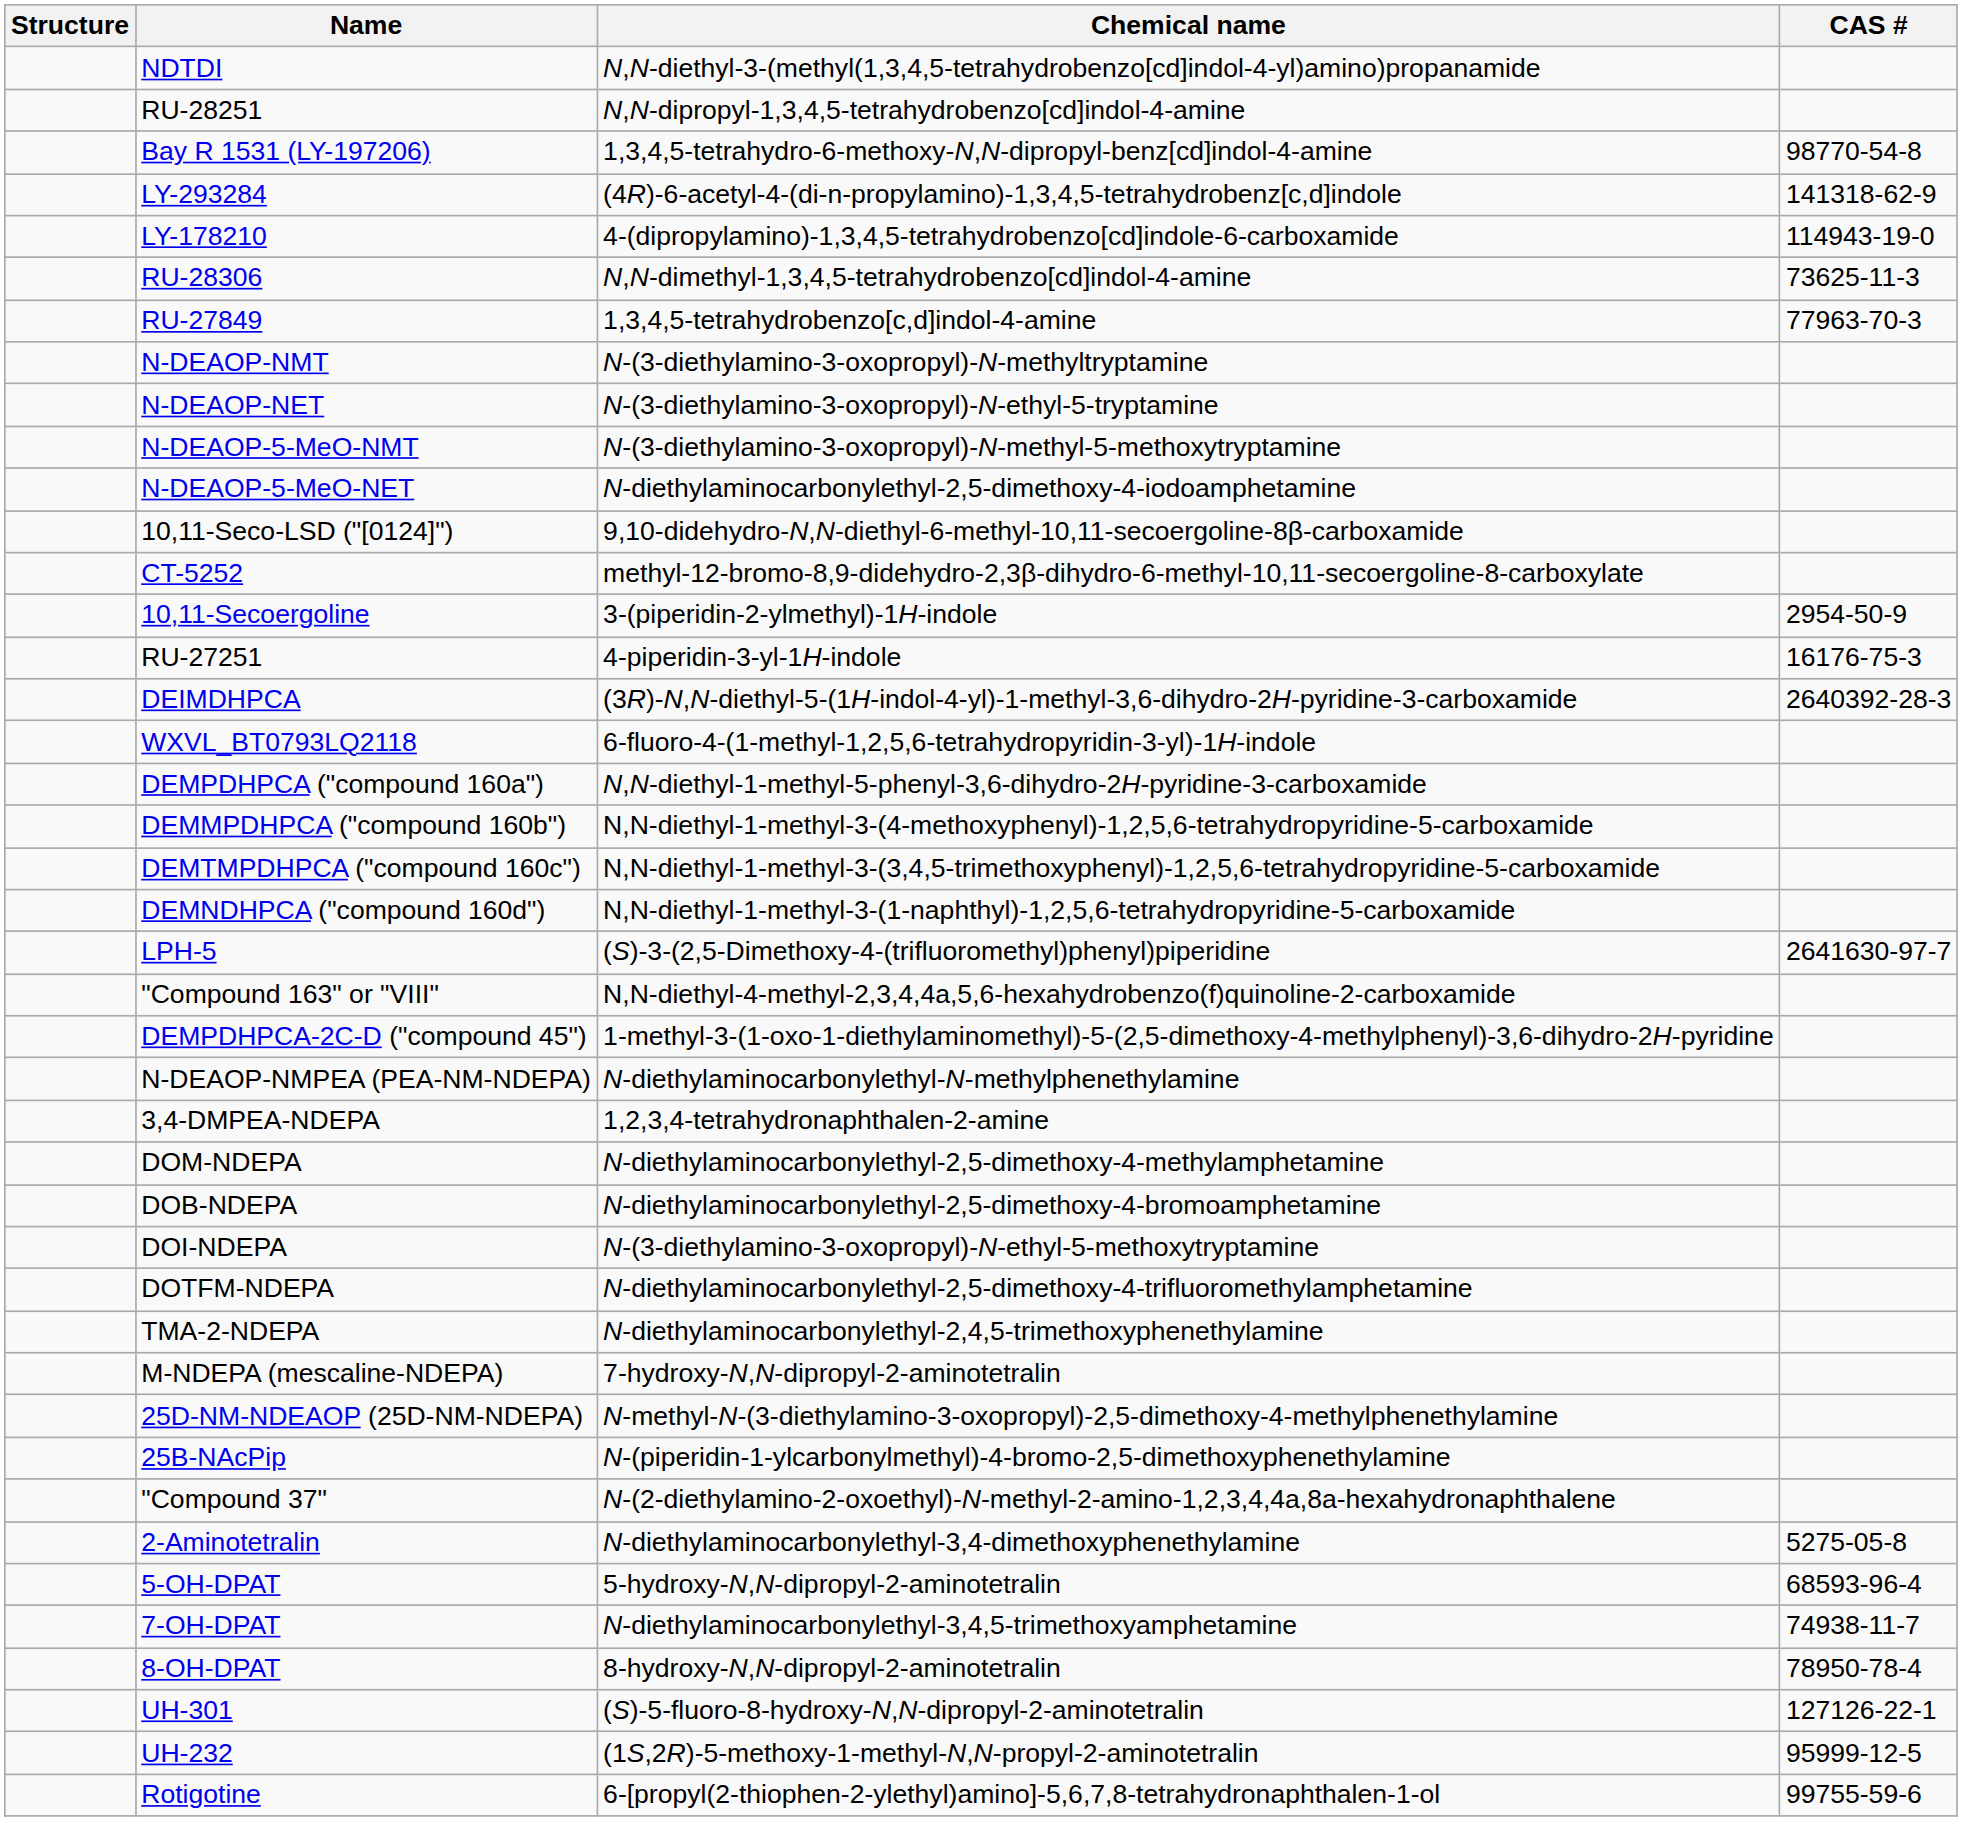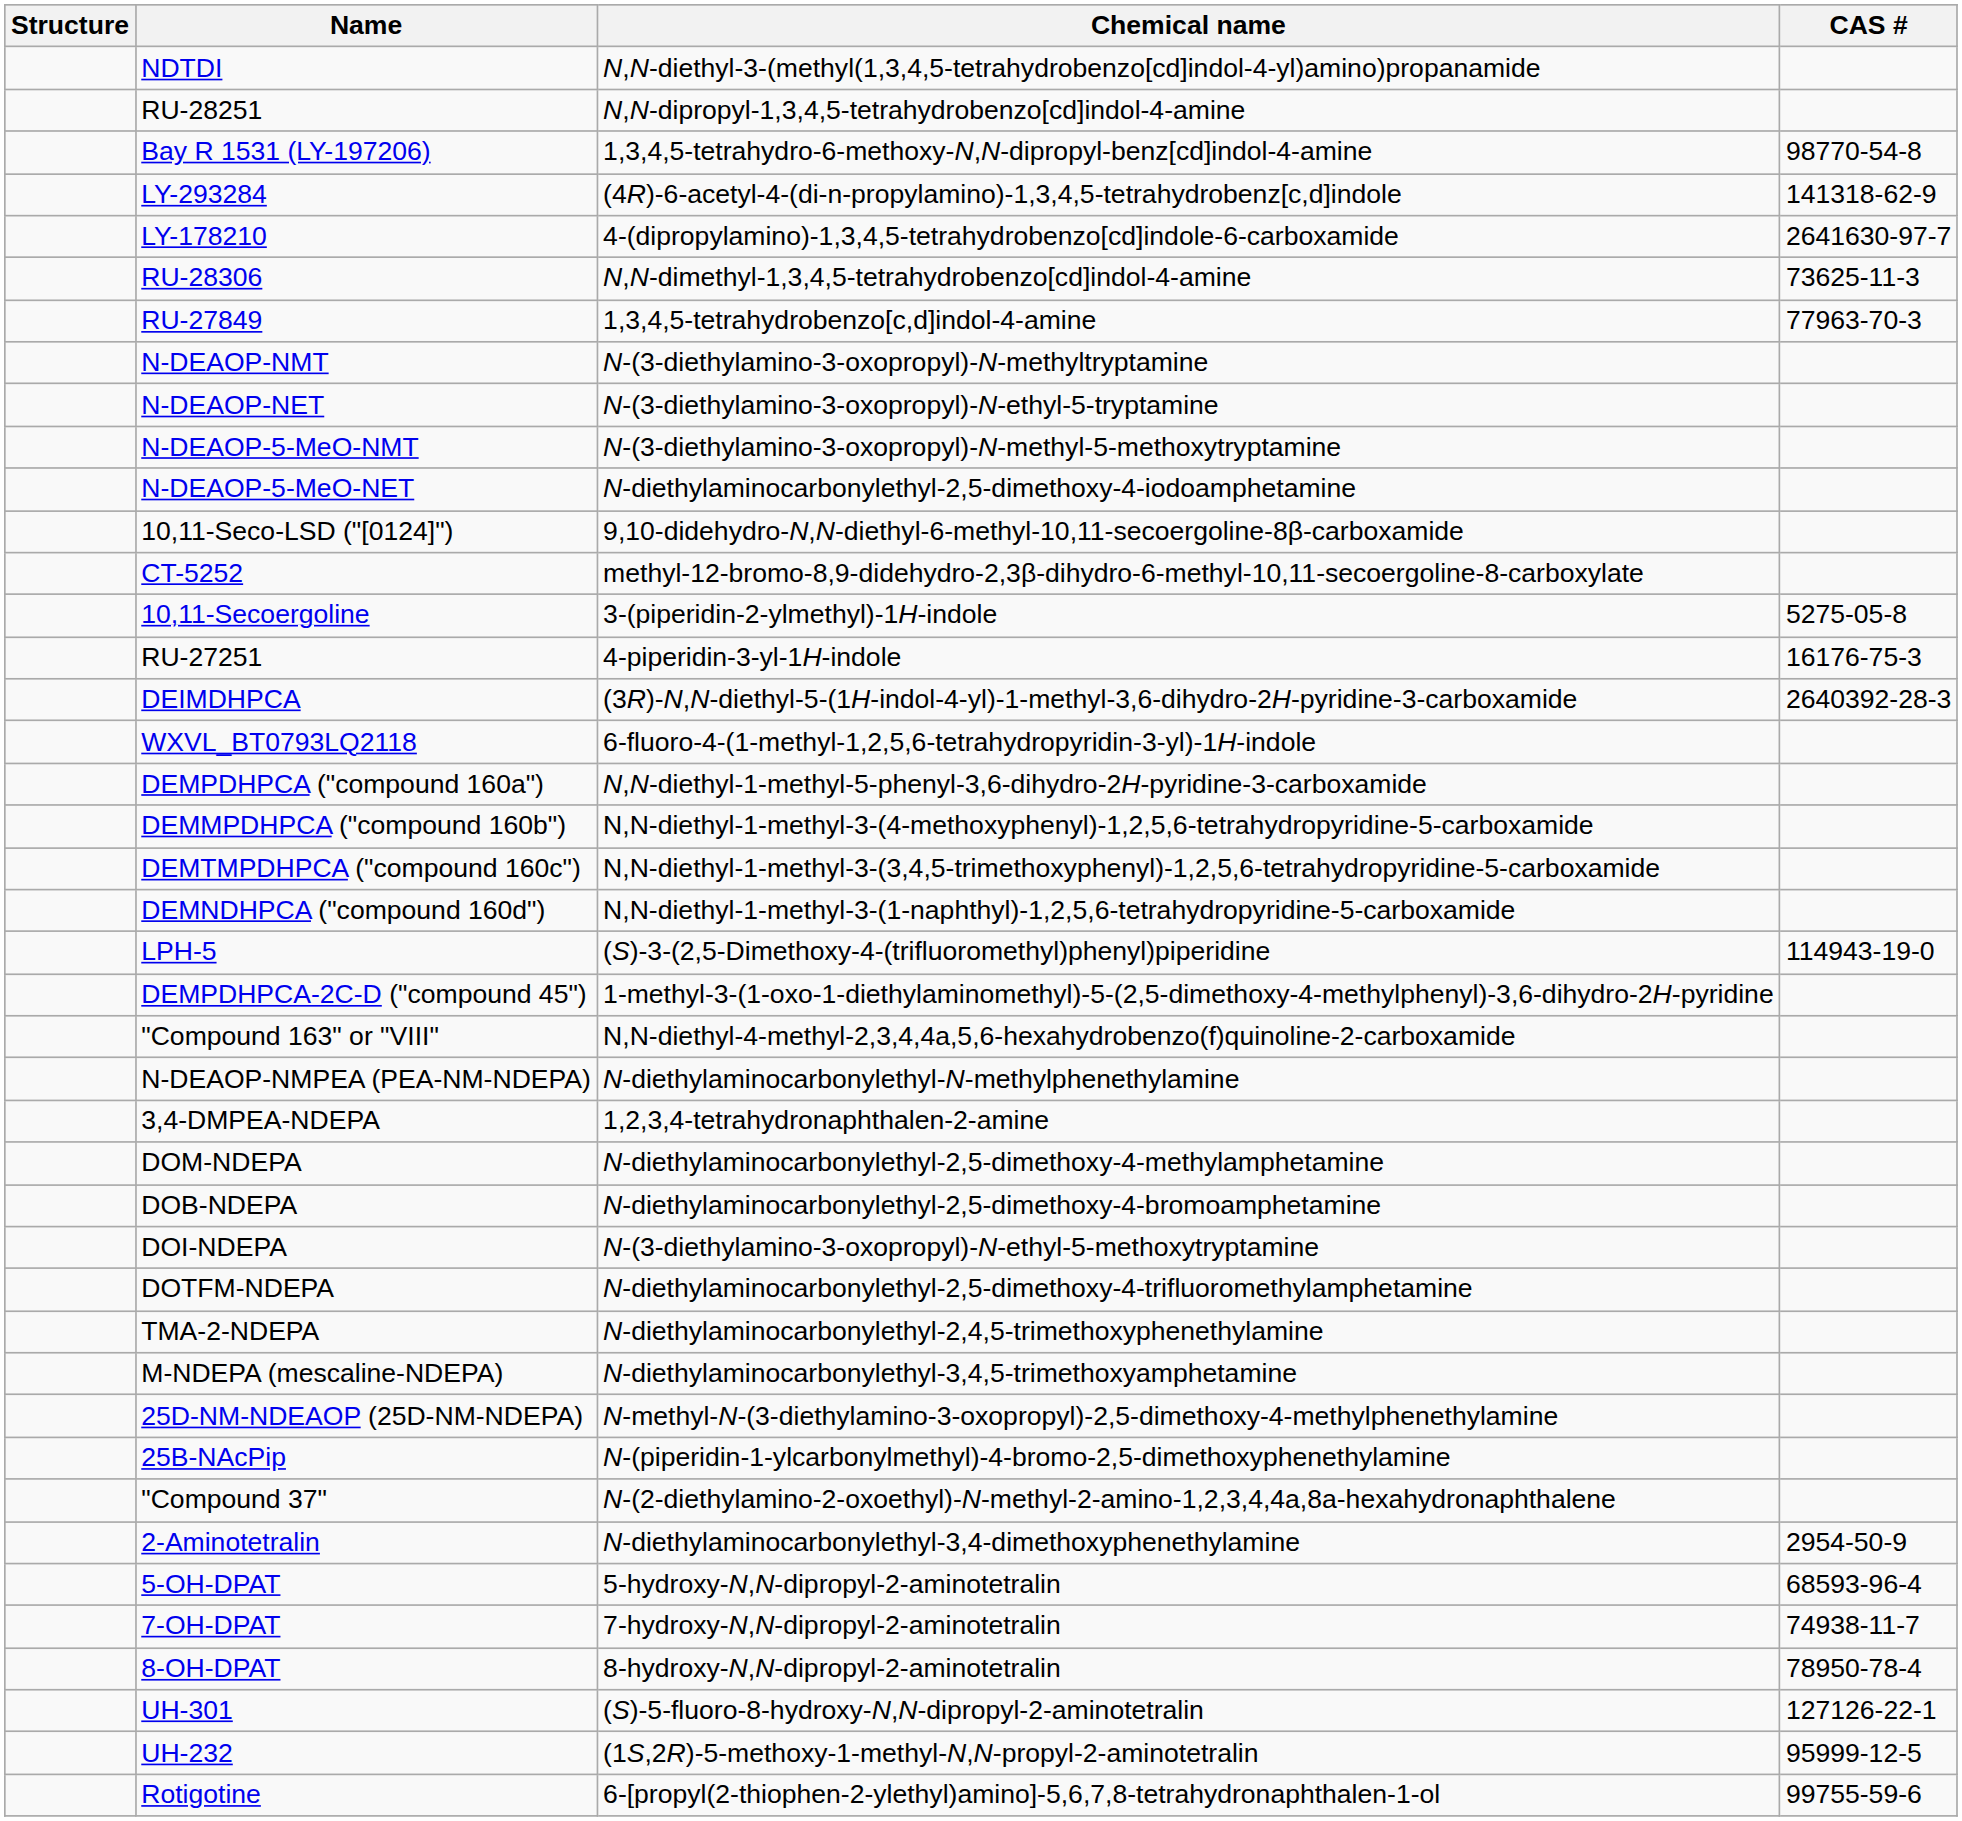(1860, 236) 114943-19-0 -> (1869, 236) 2641630-97-7
(1846, 615) 2954-50-9 -> (1846, 615) 5275-05-8
(1869, 952) 2641630-97-7 -> (1860, 952) 114943-19-0
rows swapped: (364, 1036) <-> (290, 994)
(832, 1373) 7-hydroxy-N,N-dipropyl-2-aminotetralin -> (950, 1373) N-diethylaminocarbonylethyl-3,4,5-trimethoxyamphetamine
(1846, 1541) 5275-05-8 -> (1846, 1541) 2954-50-9
(950, 1626) N-diethylaminocarbonylethyl-3,4,5-trimethoxyamphetamine -> (832, 1626) 7-hydroxy-N,N-dipropyl-2-aminotetralin
